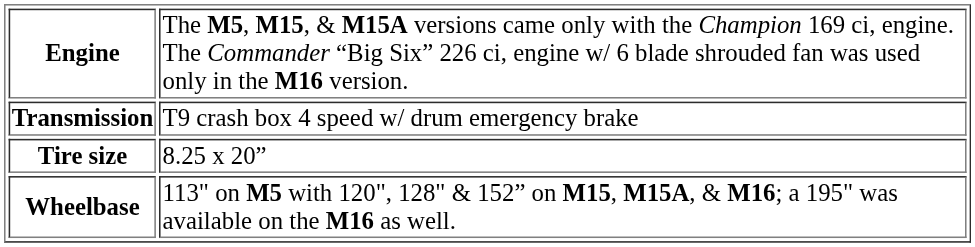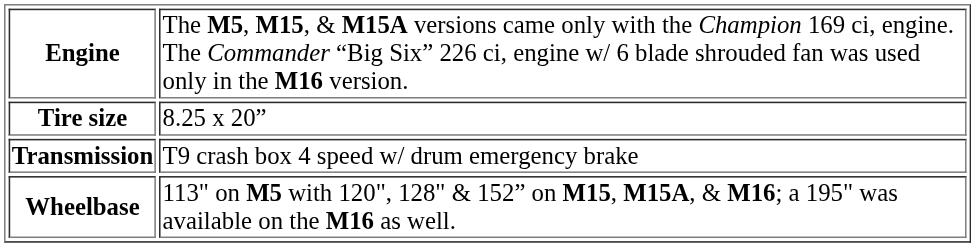rows swapped: (82, 118) <-> (82, 155)
